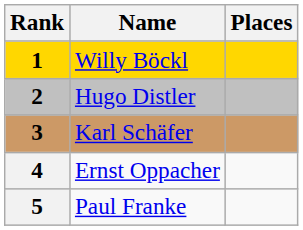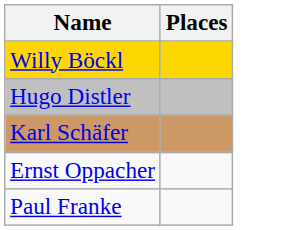- column: (37, 22)
